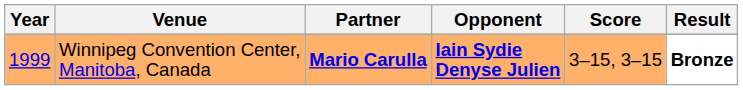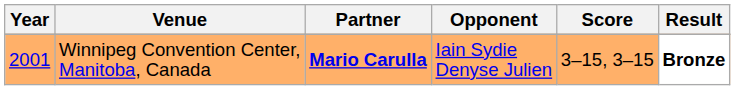(30, 59) 1999 -> (30, 59) 2001
(498, 59) bold -> (494, 59) normal
